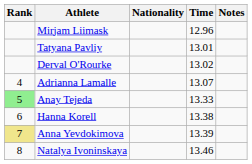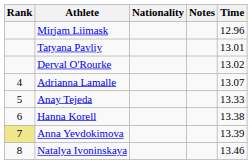columns swapped: (201, 13) <-> (232, 13)
(20, 99) lightgreen background -> (20, 99) no background
